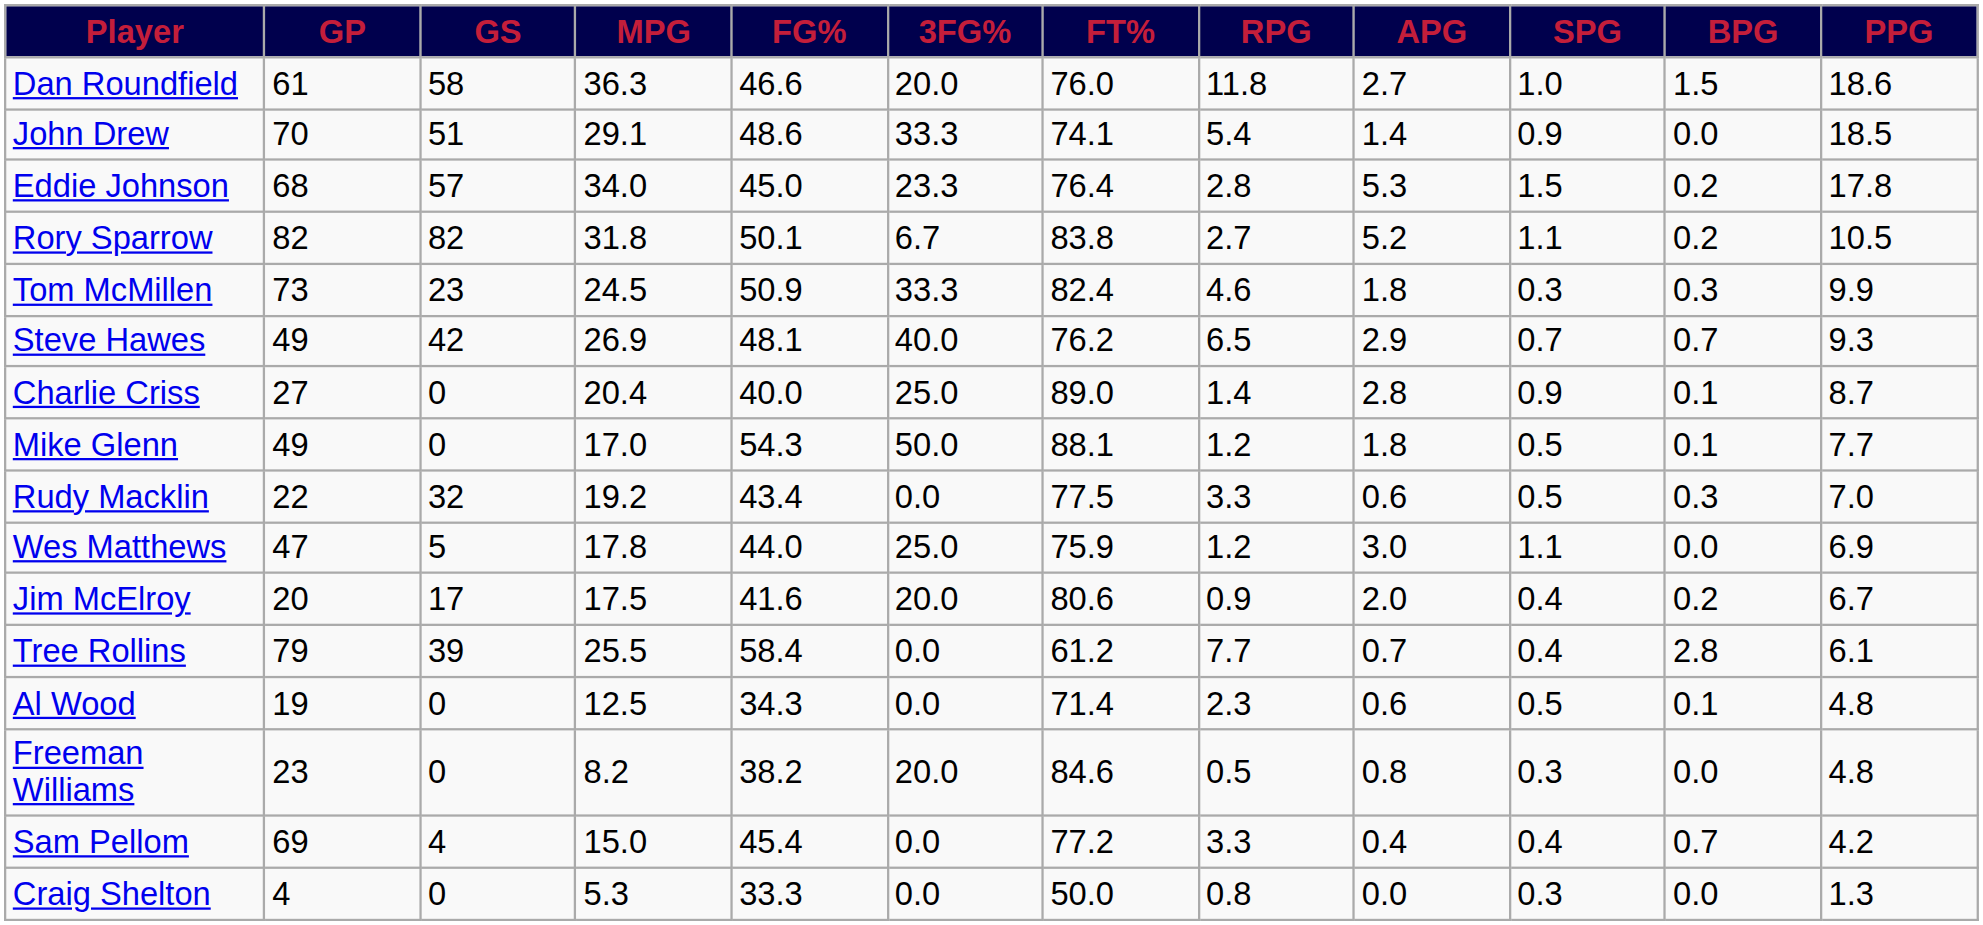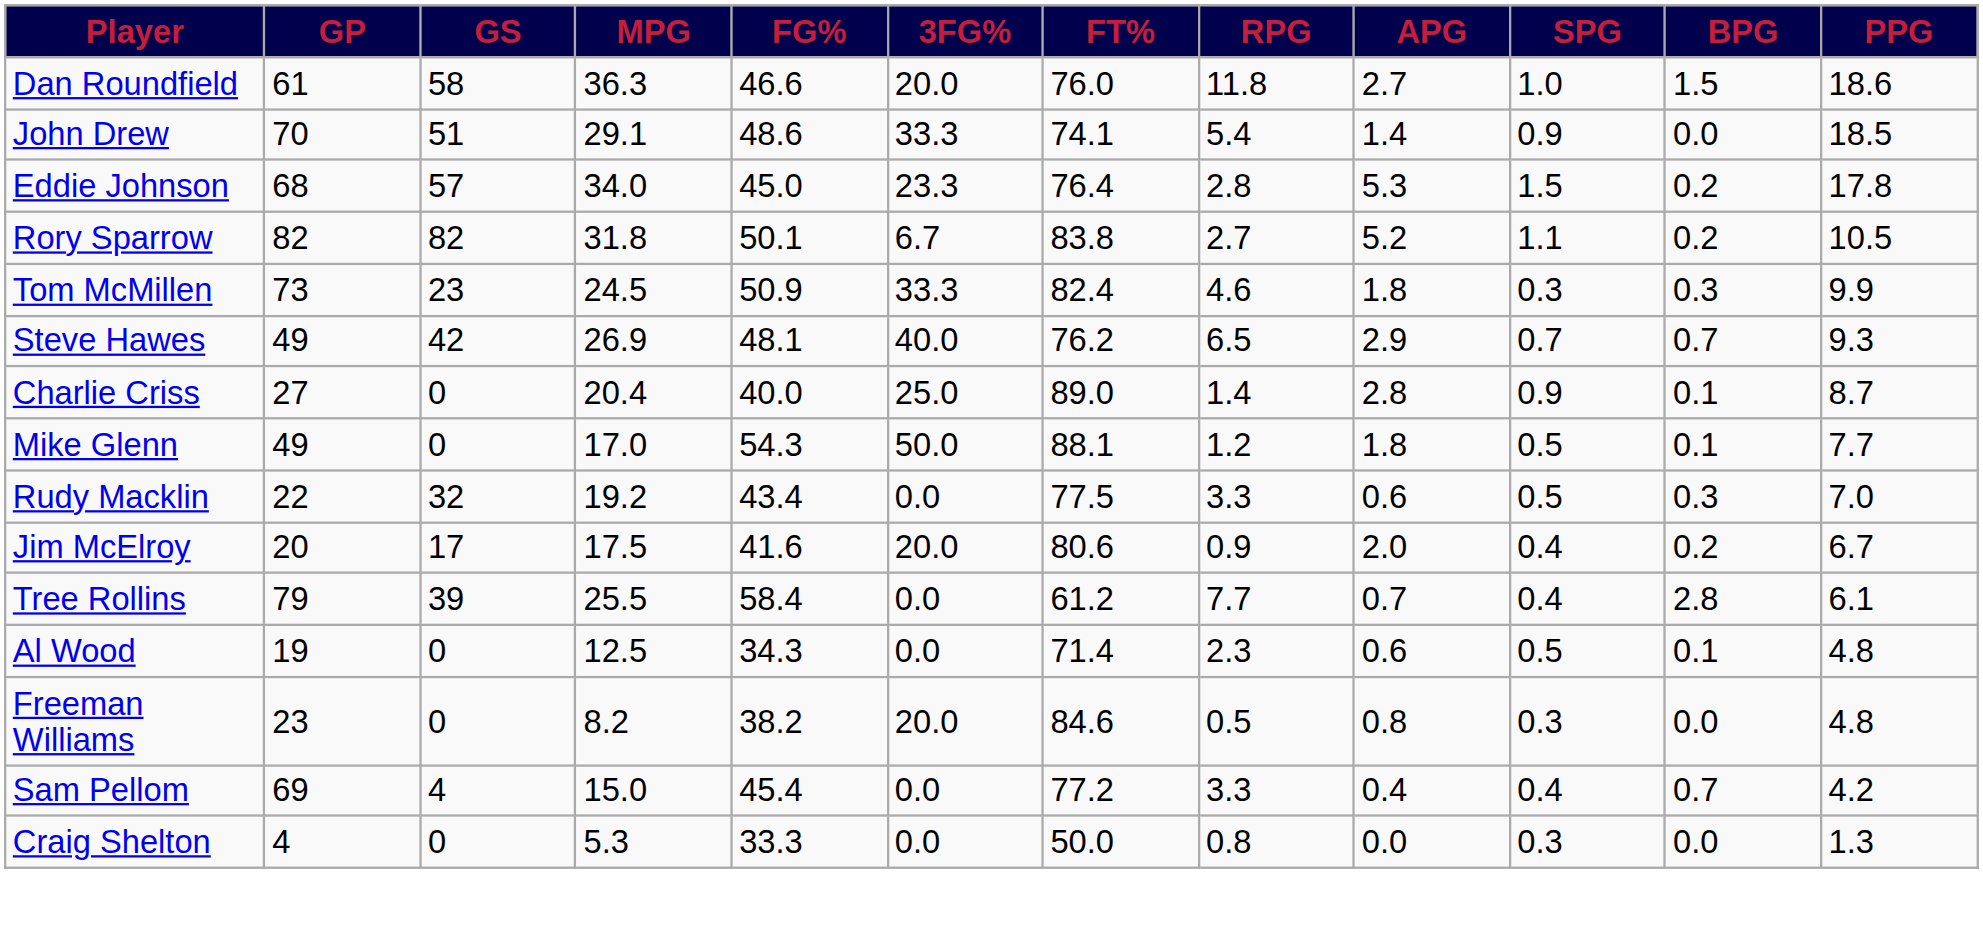- row: (120, 548)
